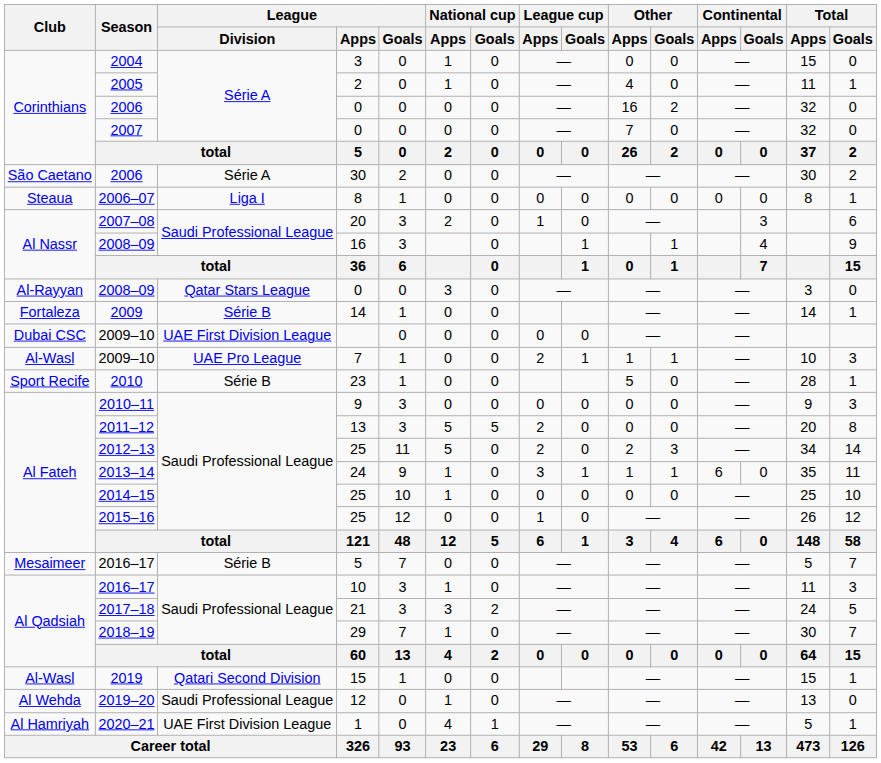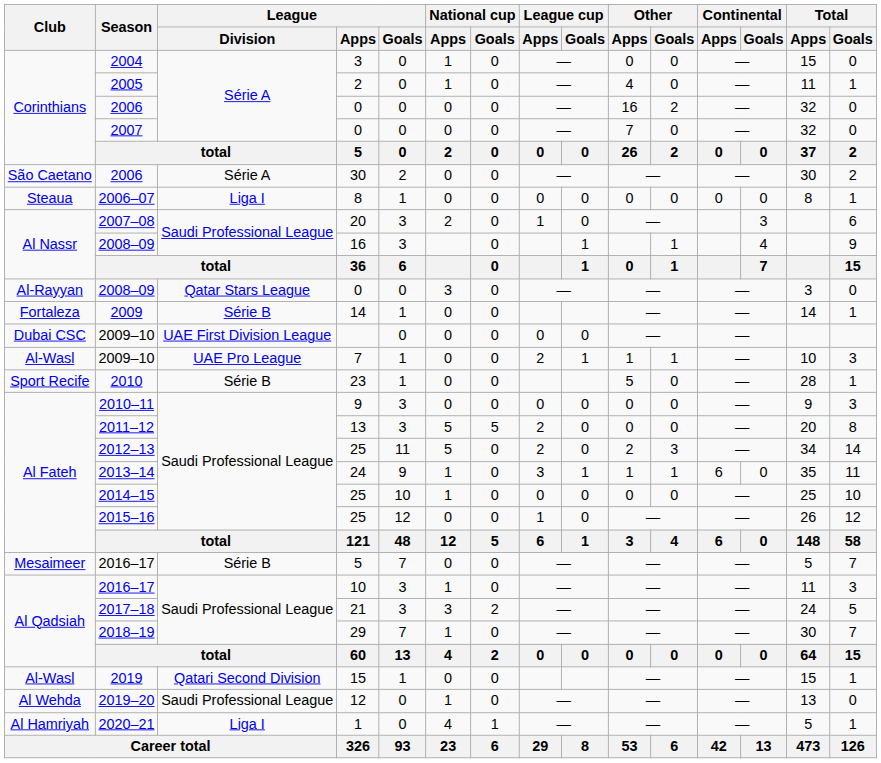(247, 723) UAE First Division League -> (247, 723) Liga I
